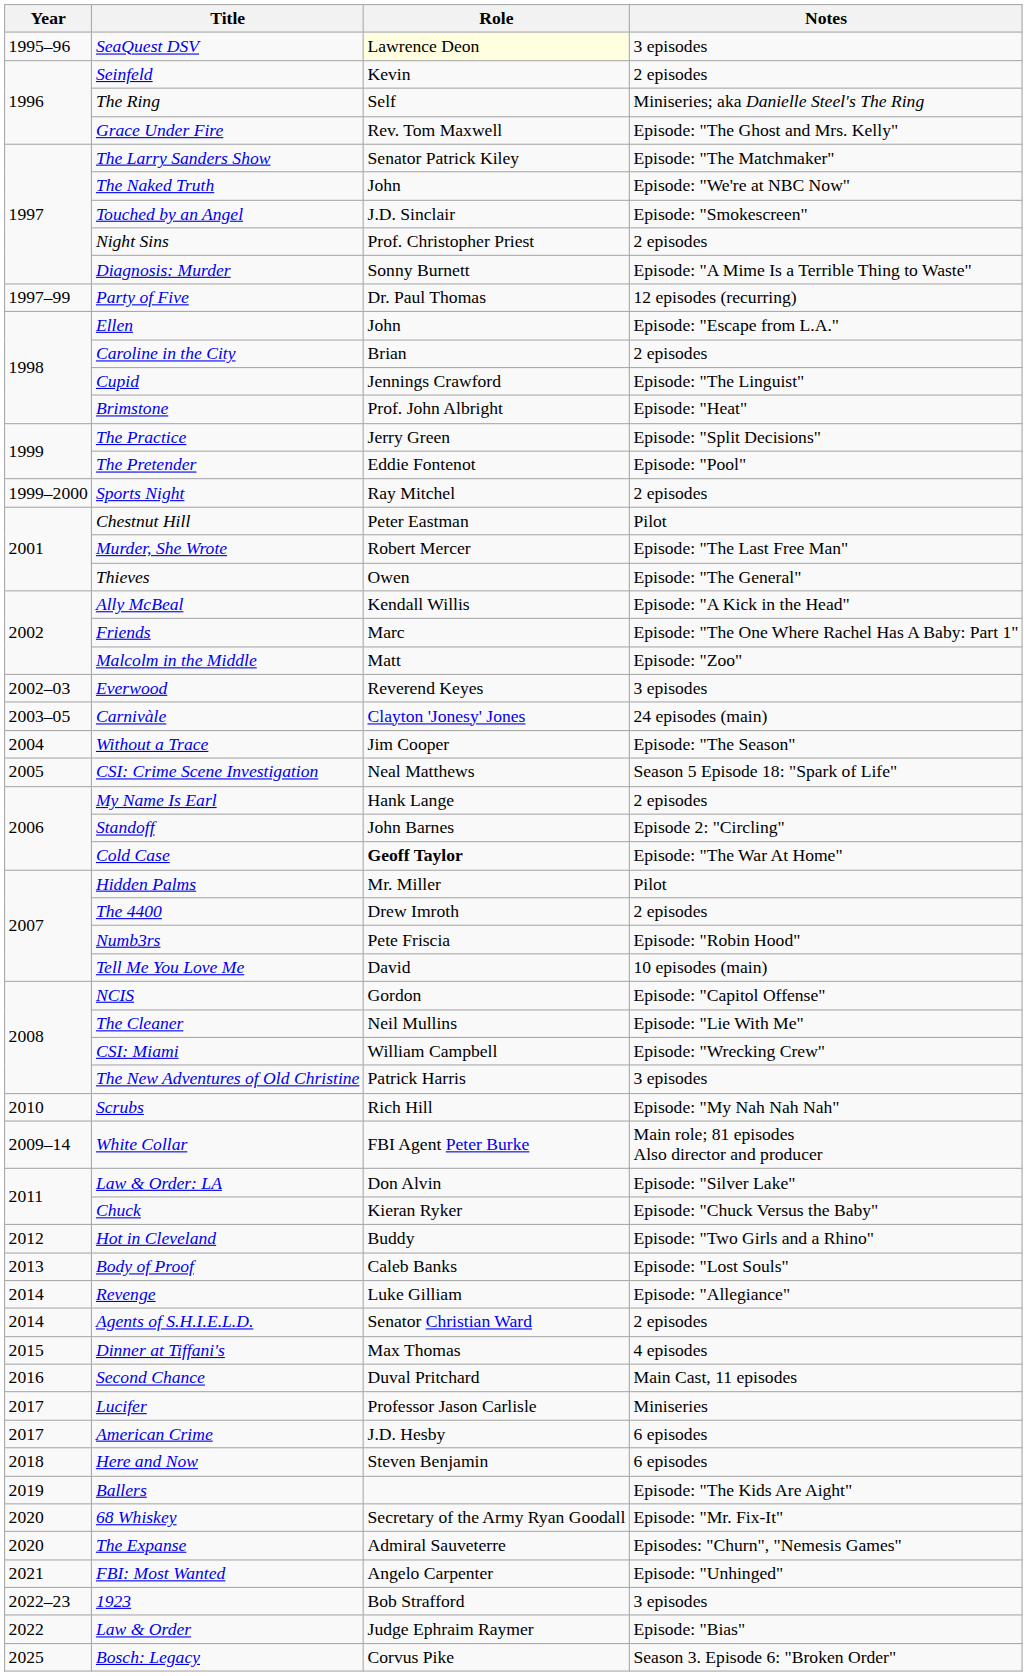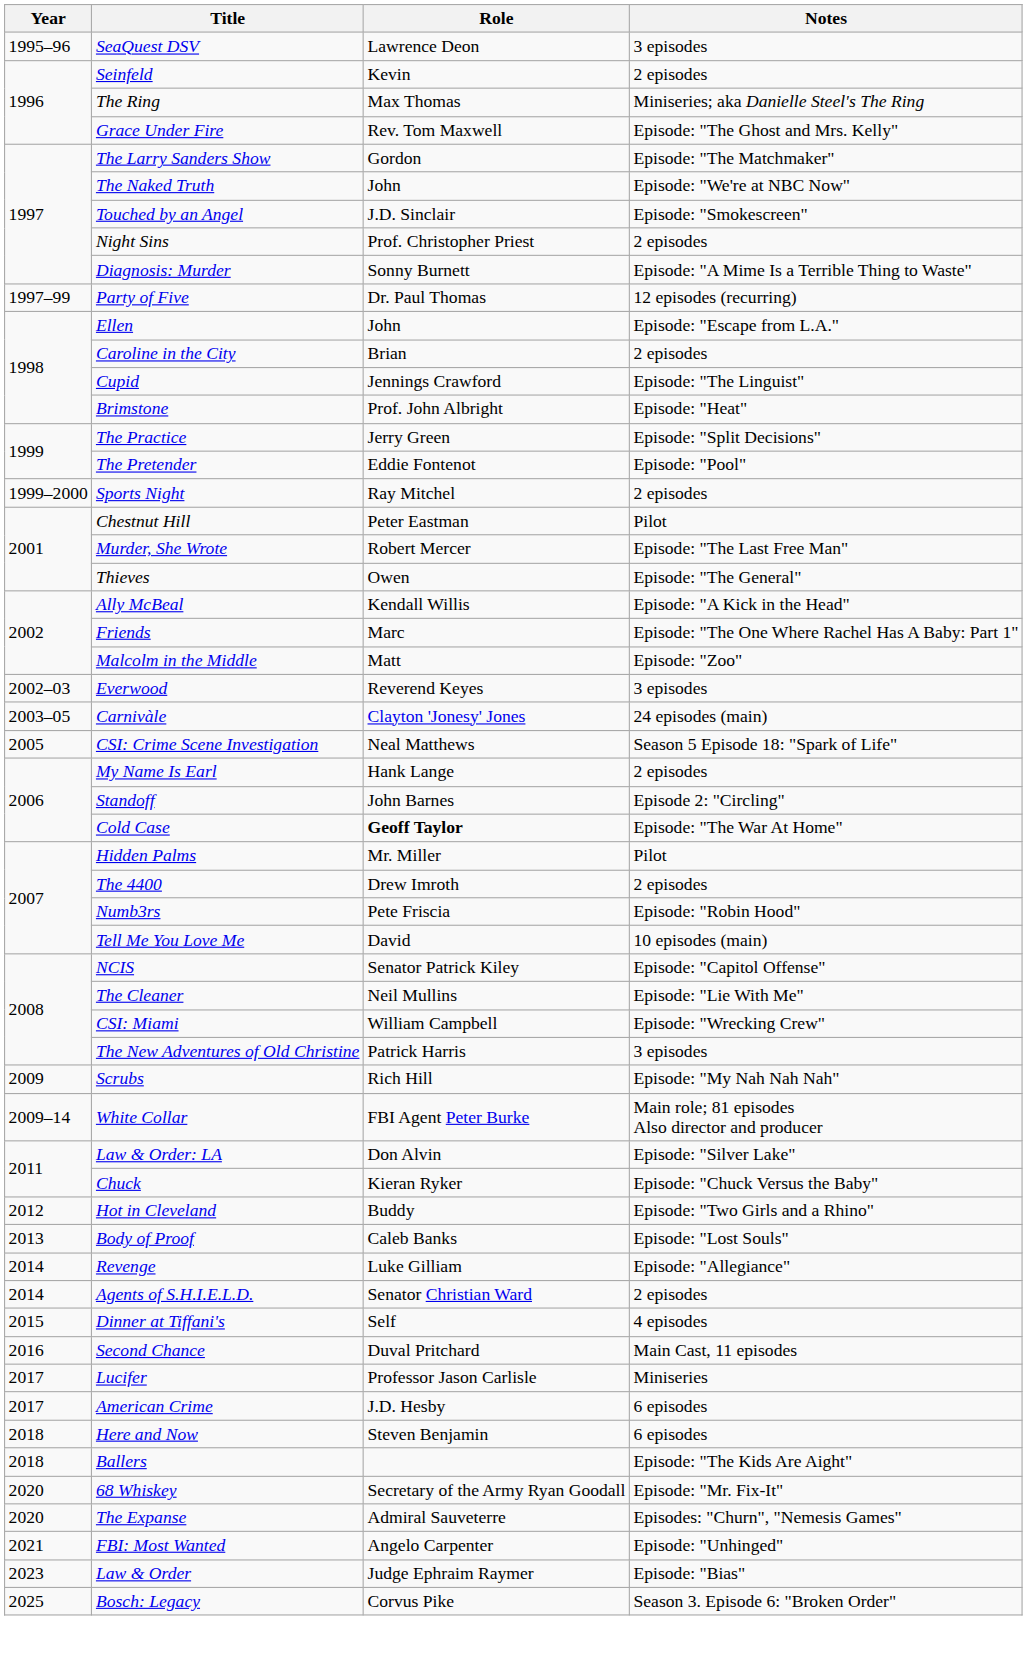(423, 46) lightyellow background -> (423, 46) no background
(382, 102) Self -> (414, 102) Max Thomas
(443, 158) Senator Patrick Kiley -> (394, 158) Gordon
- row: (152, 744)
(394, 995) Gordon -> (443, 967) Senator Patrick Kiley
(26, 1107) 2010 -> (26, 1079) 2009
(414, 1350) Max Thomas -> (382, 1322) Self
(26, 1489) 2019 -> (26, 1461) 2018
- row: (114, 1601)
(26, 1629) 2022 -> (26, 1573) 2023
